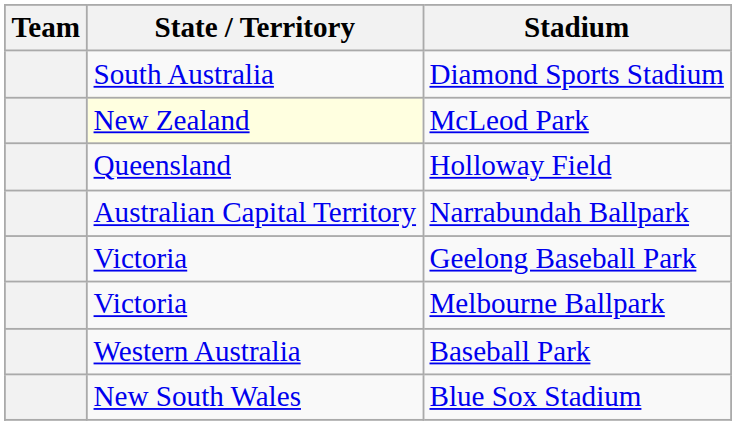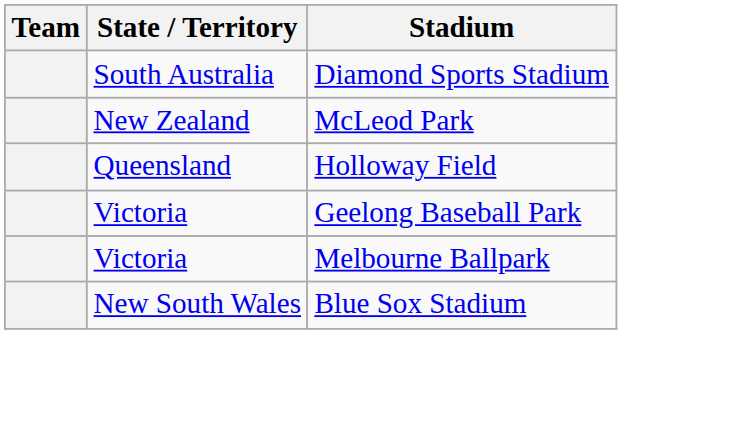(172, 119) lightyellow background -> (172, 119) no background
- row: (559, 212)
- row: (510, 350)
